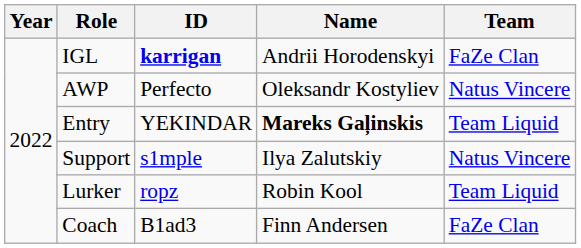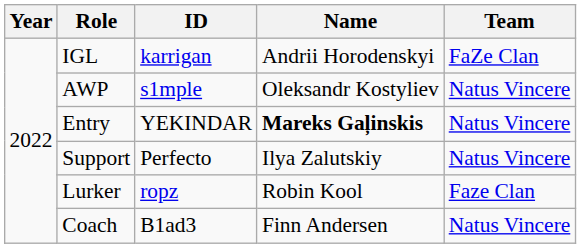(181, 55) bold -> (176, 55) normal
(176, 89) Perfecto -> (171, 89) s1mple
(504, 123) Team Liquid -> (510, 123) Natus Vincere
(171, 157) s1mple -> (176, 157) Perfecto
(504, 191) Team Liquid -> (492, 191) Faze Clan
(494, 225) FaZe Clan -> (510, 225) Natus Vincere
